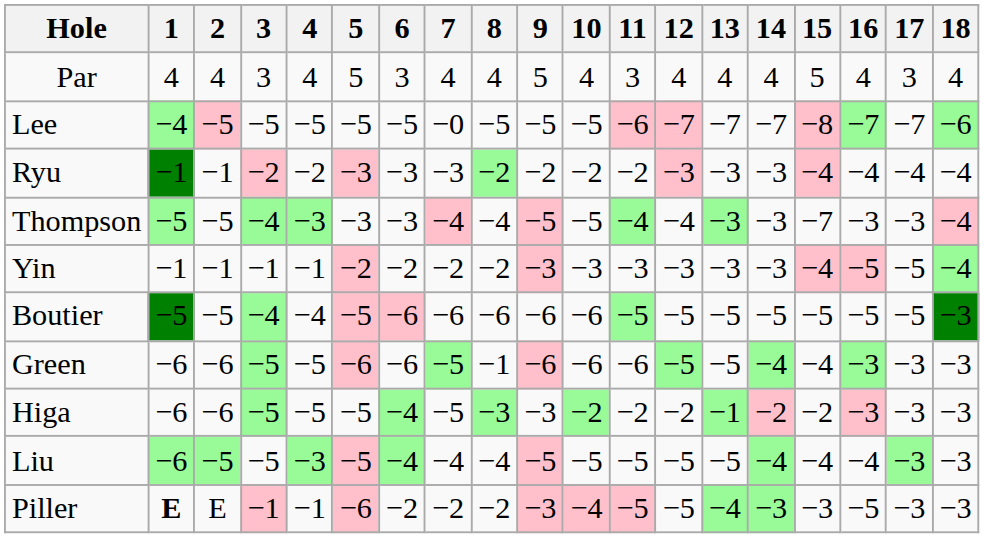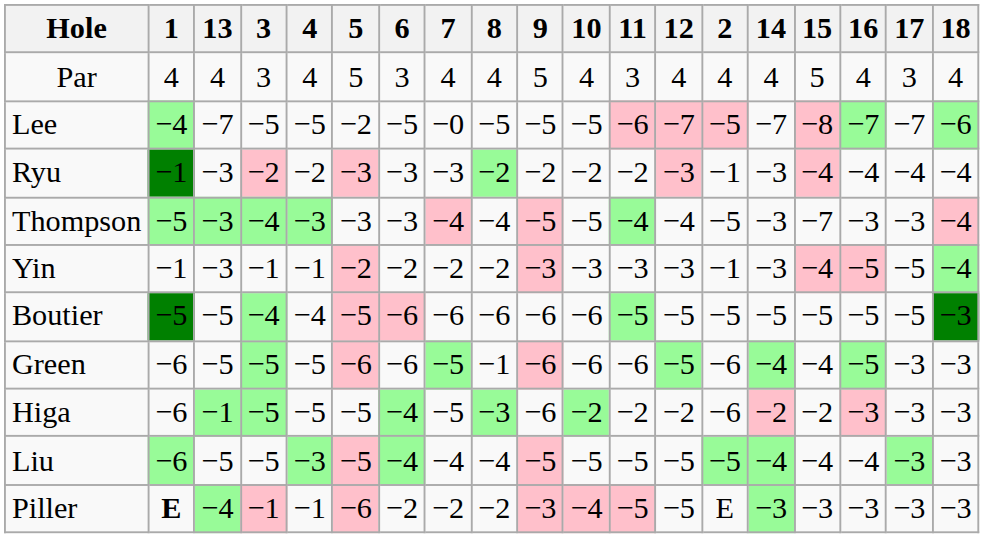columns swapped: (217, 28) <-> (725, 28)
(356, 124) −5 -> (356, 124) −2
(863, 364) −3 -> (863, 364) −5
(540, 412) −3 -> (540, 412) −6
(863, 508) −5 -> (863, 508) −3
